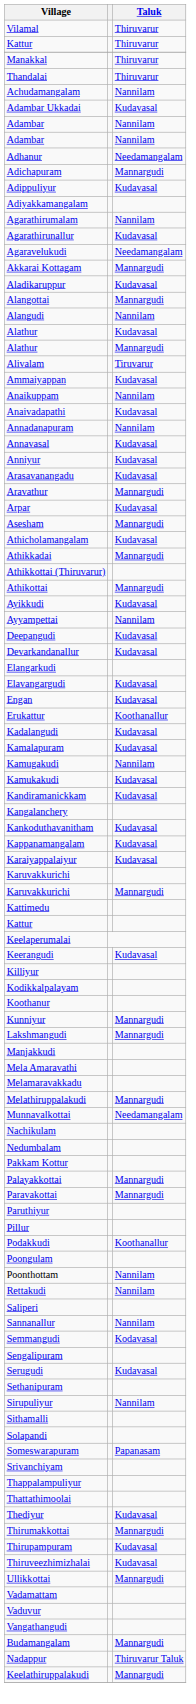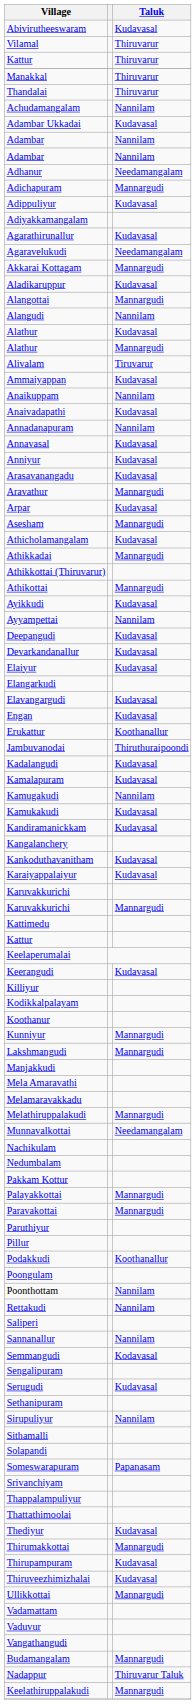+ row: (46, 28)
- row: (42, 220)
+ row: (21, 667)
+ row: (36, 747)
- row: (46, 843)
